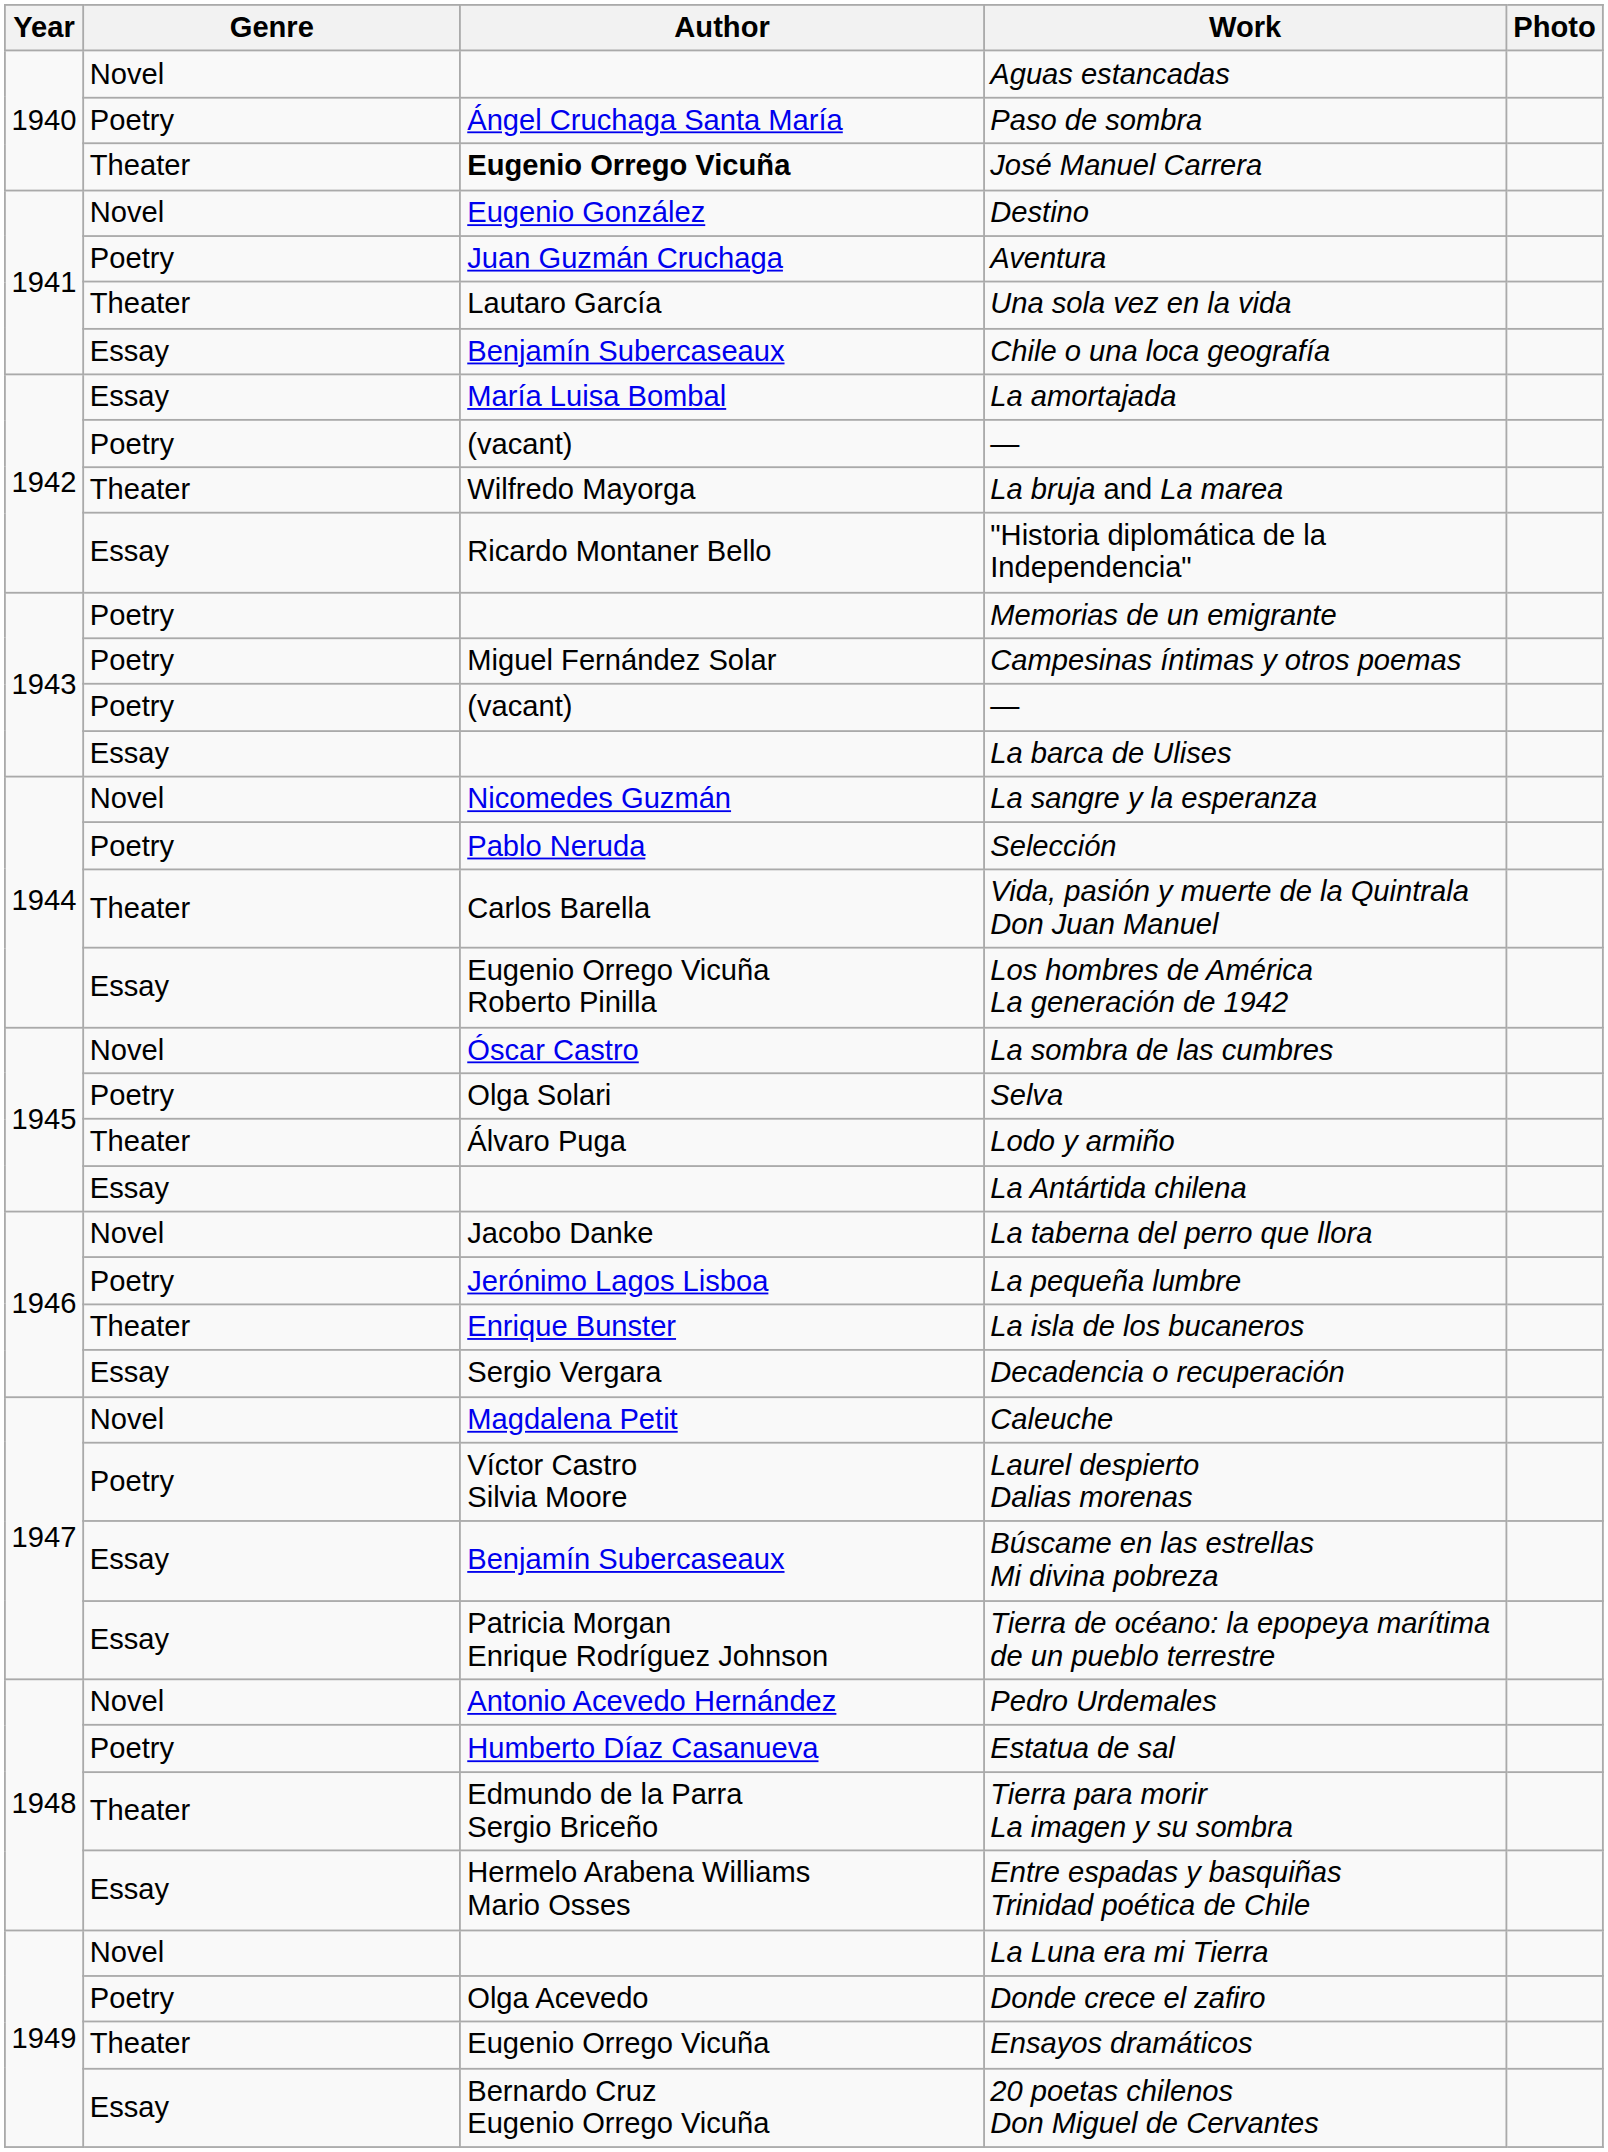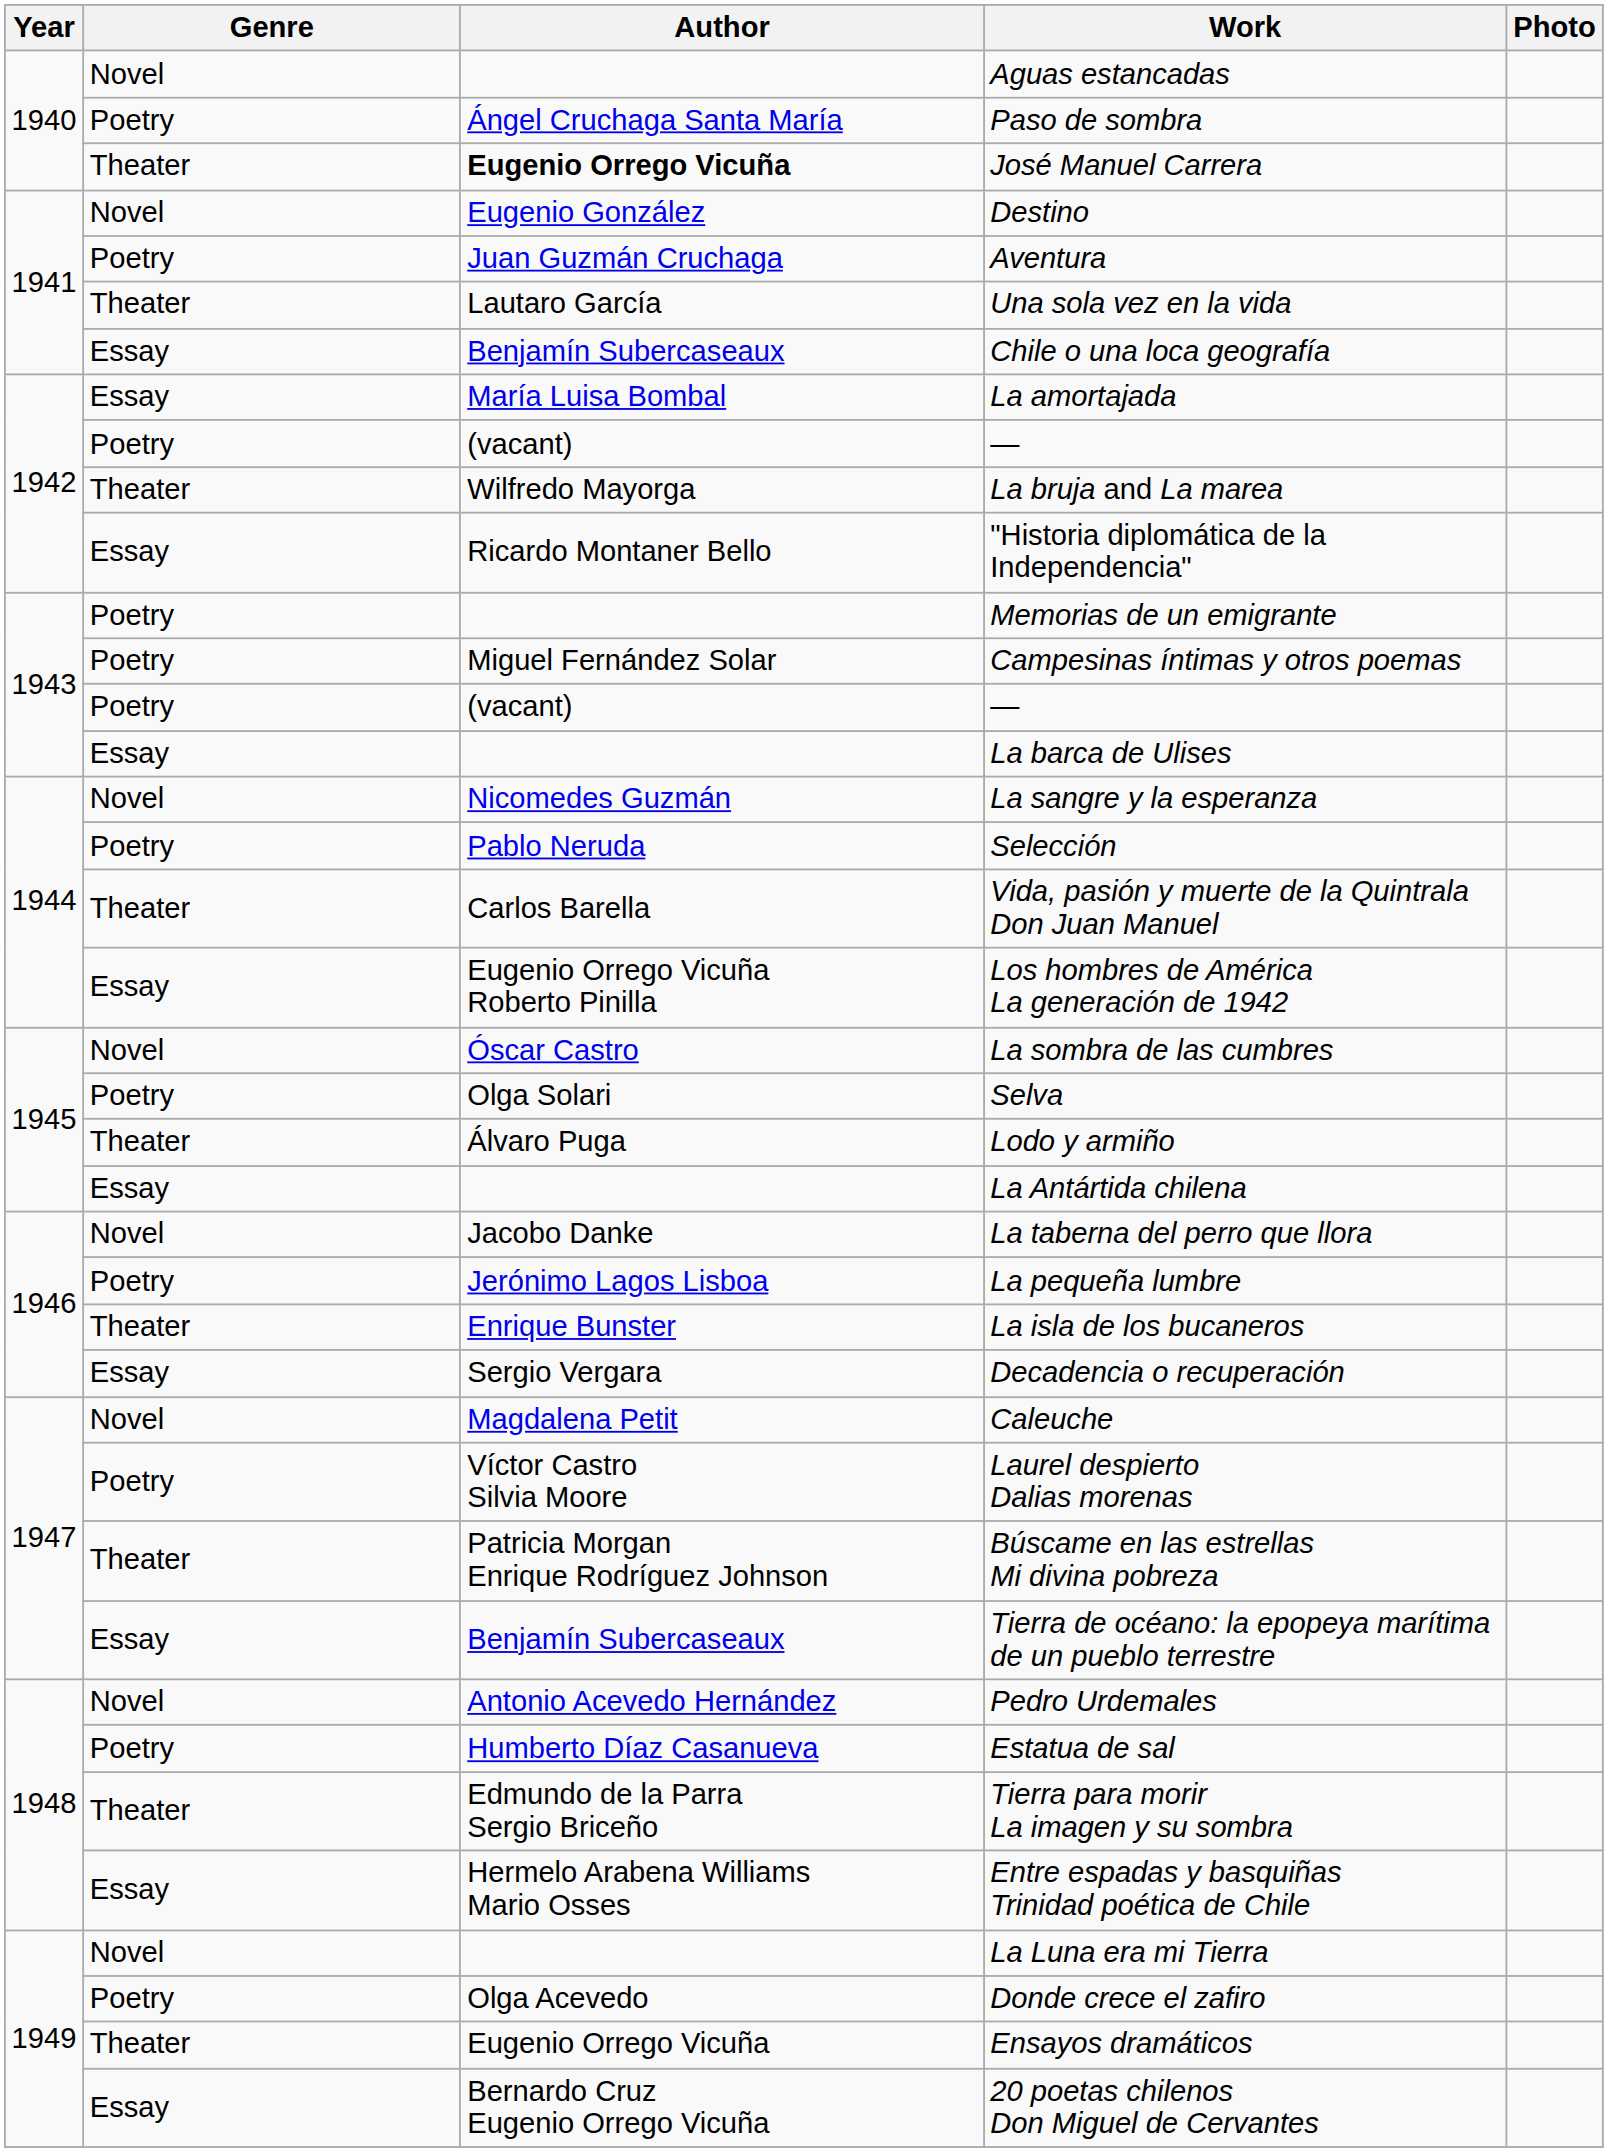(129, 1560) Essay -> (140, 1560) Theater
(626, 1560) Benjamín Subercaseaux -> (648, 1560) Patricia Morgan Enrique Rodríguez Johnson
(648, 1639) Patricia Morgan Enrique Rodríguez Johnson -> (626, 1639) Benjamín Subercaseaux
